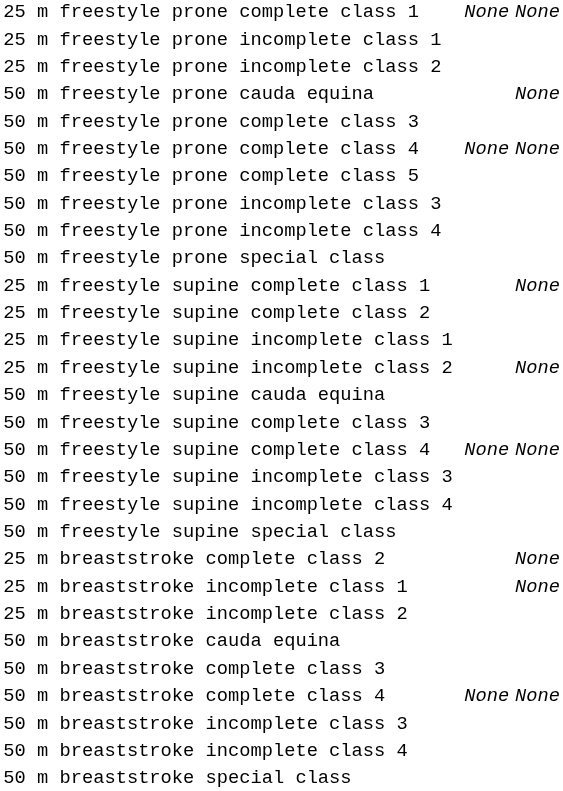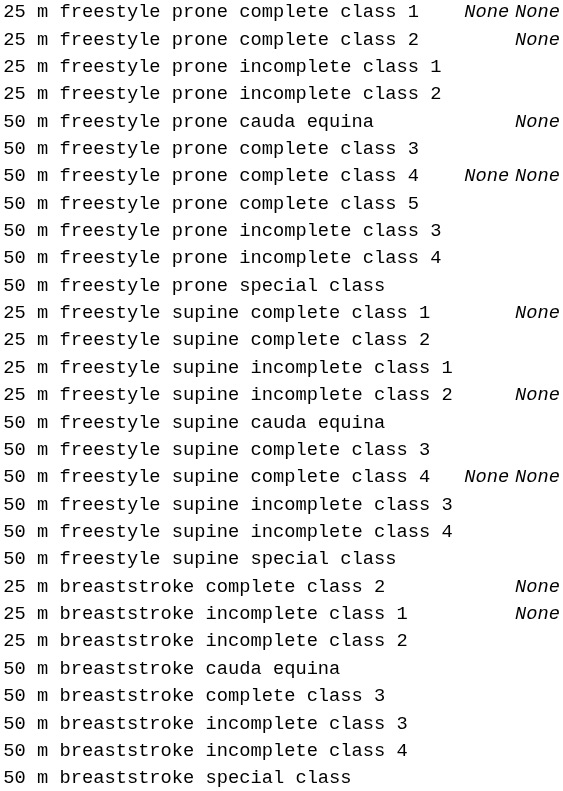+ row: (211, 39)
- row: (194, 696)
